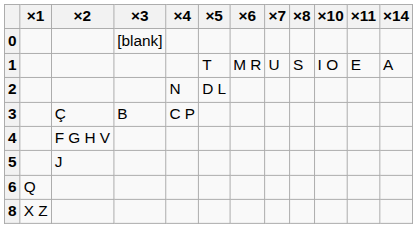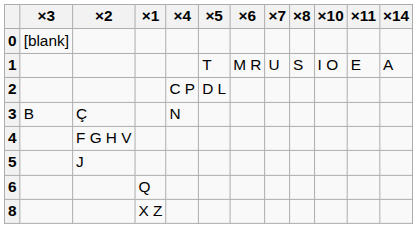columns swapped: (36, 16) <-> (140, 16)
(175, 89) N -> (182, 89) C P
(182, 114) C P -> (175, 114) N
